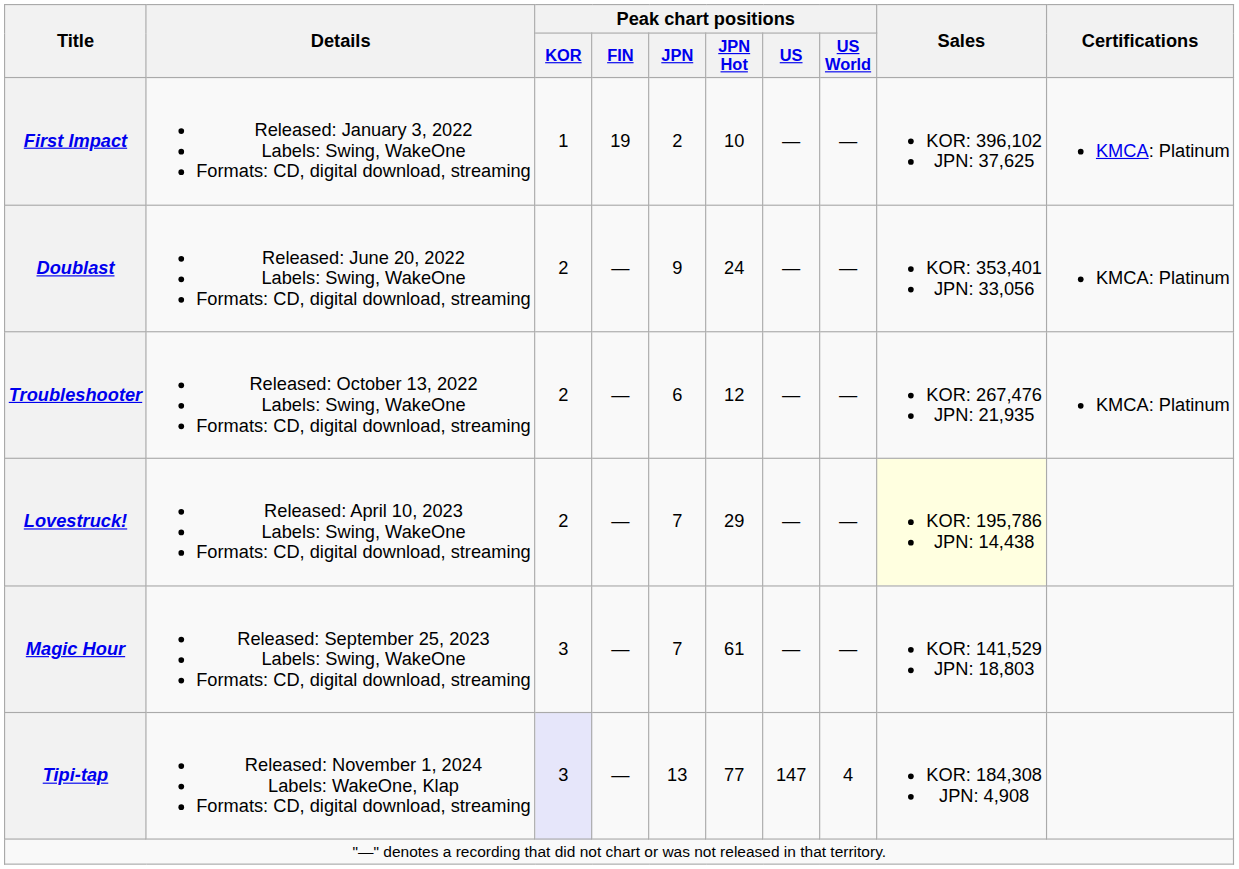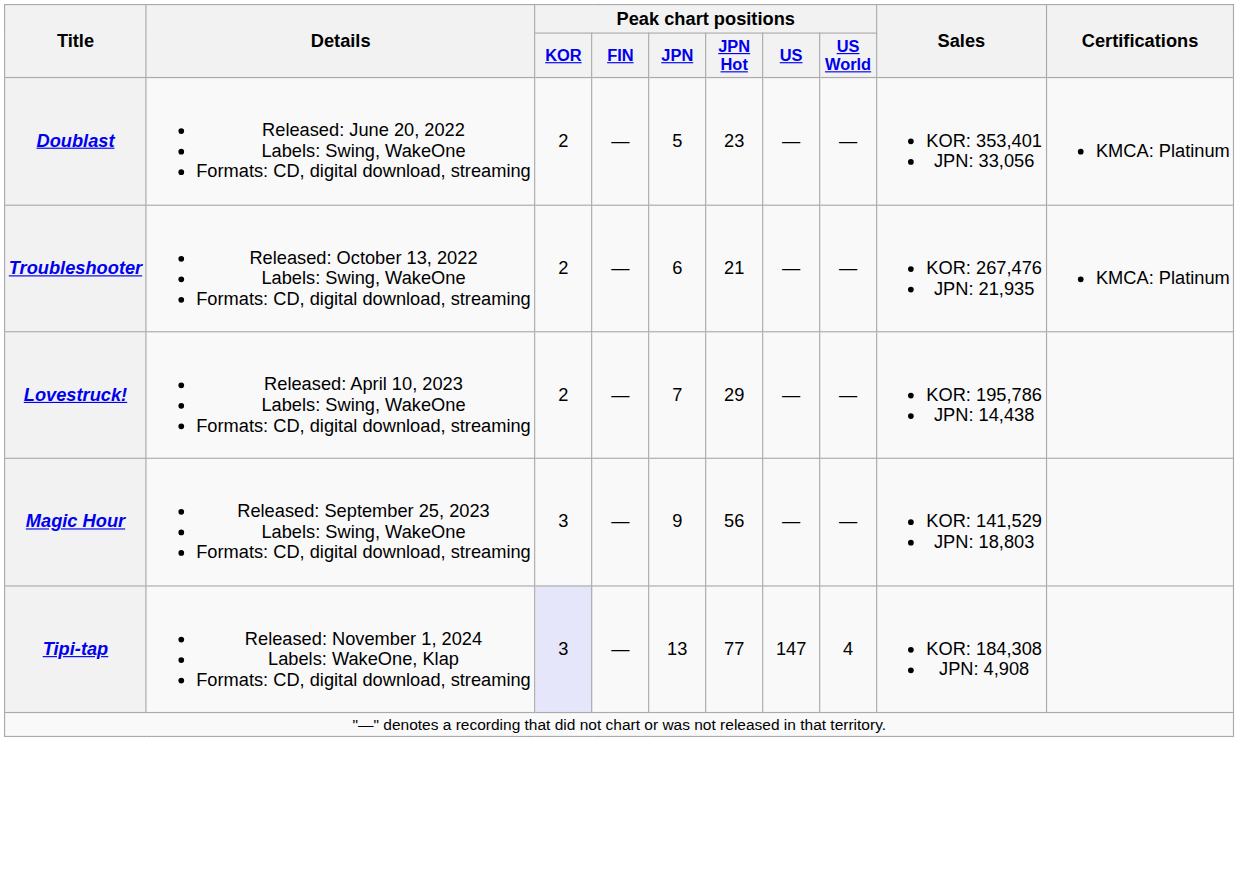- row: (75, 141)
(677, 268) 9 -> (677, 141) 5
(734, 268) 24 -> (734, 141) 23
(734, 395) 12 -> (734, 268) 21
(961, 532) lightyellow background -> (961, 405) no background
(677, 648) 7 -> (677, 521) 9
(734, 648) 61 -> (734, 521) 56
